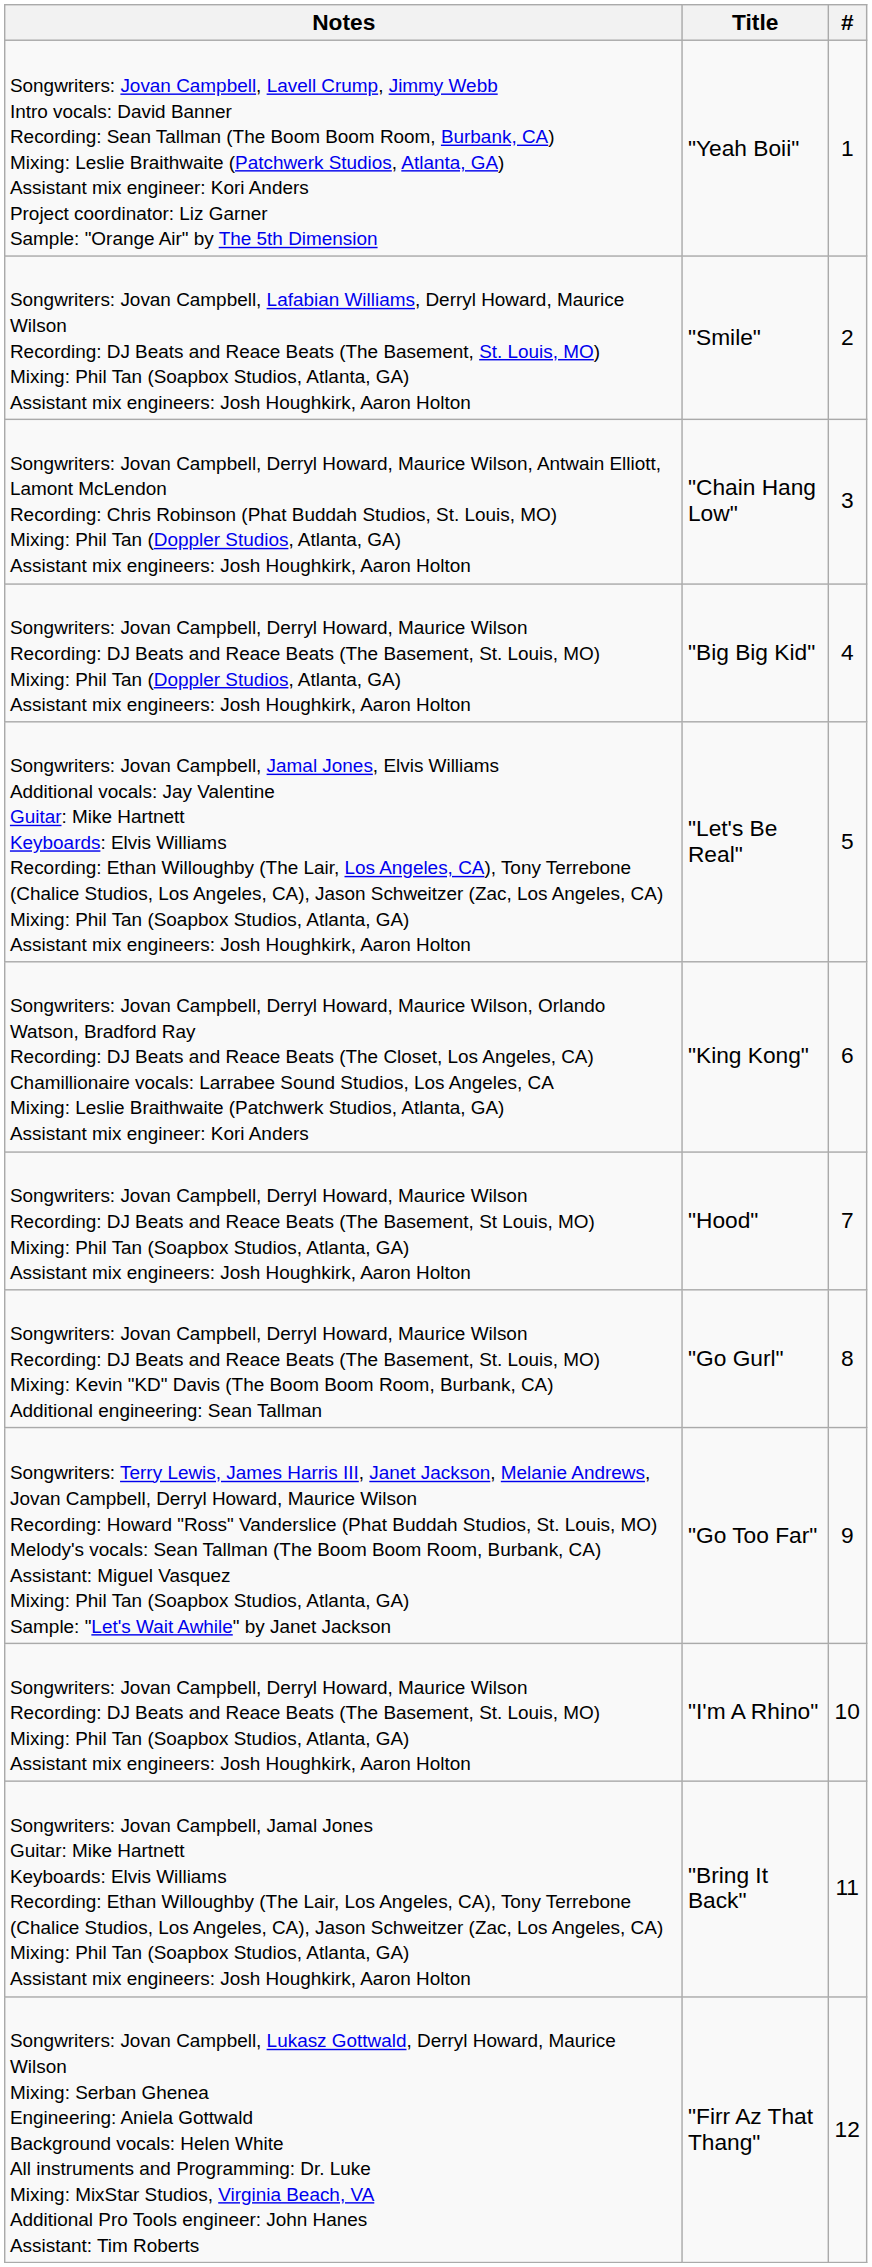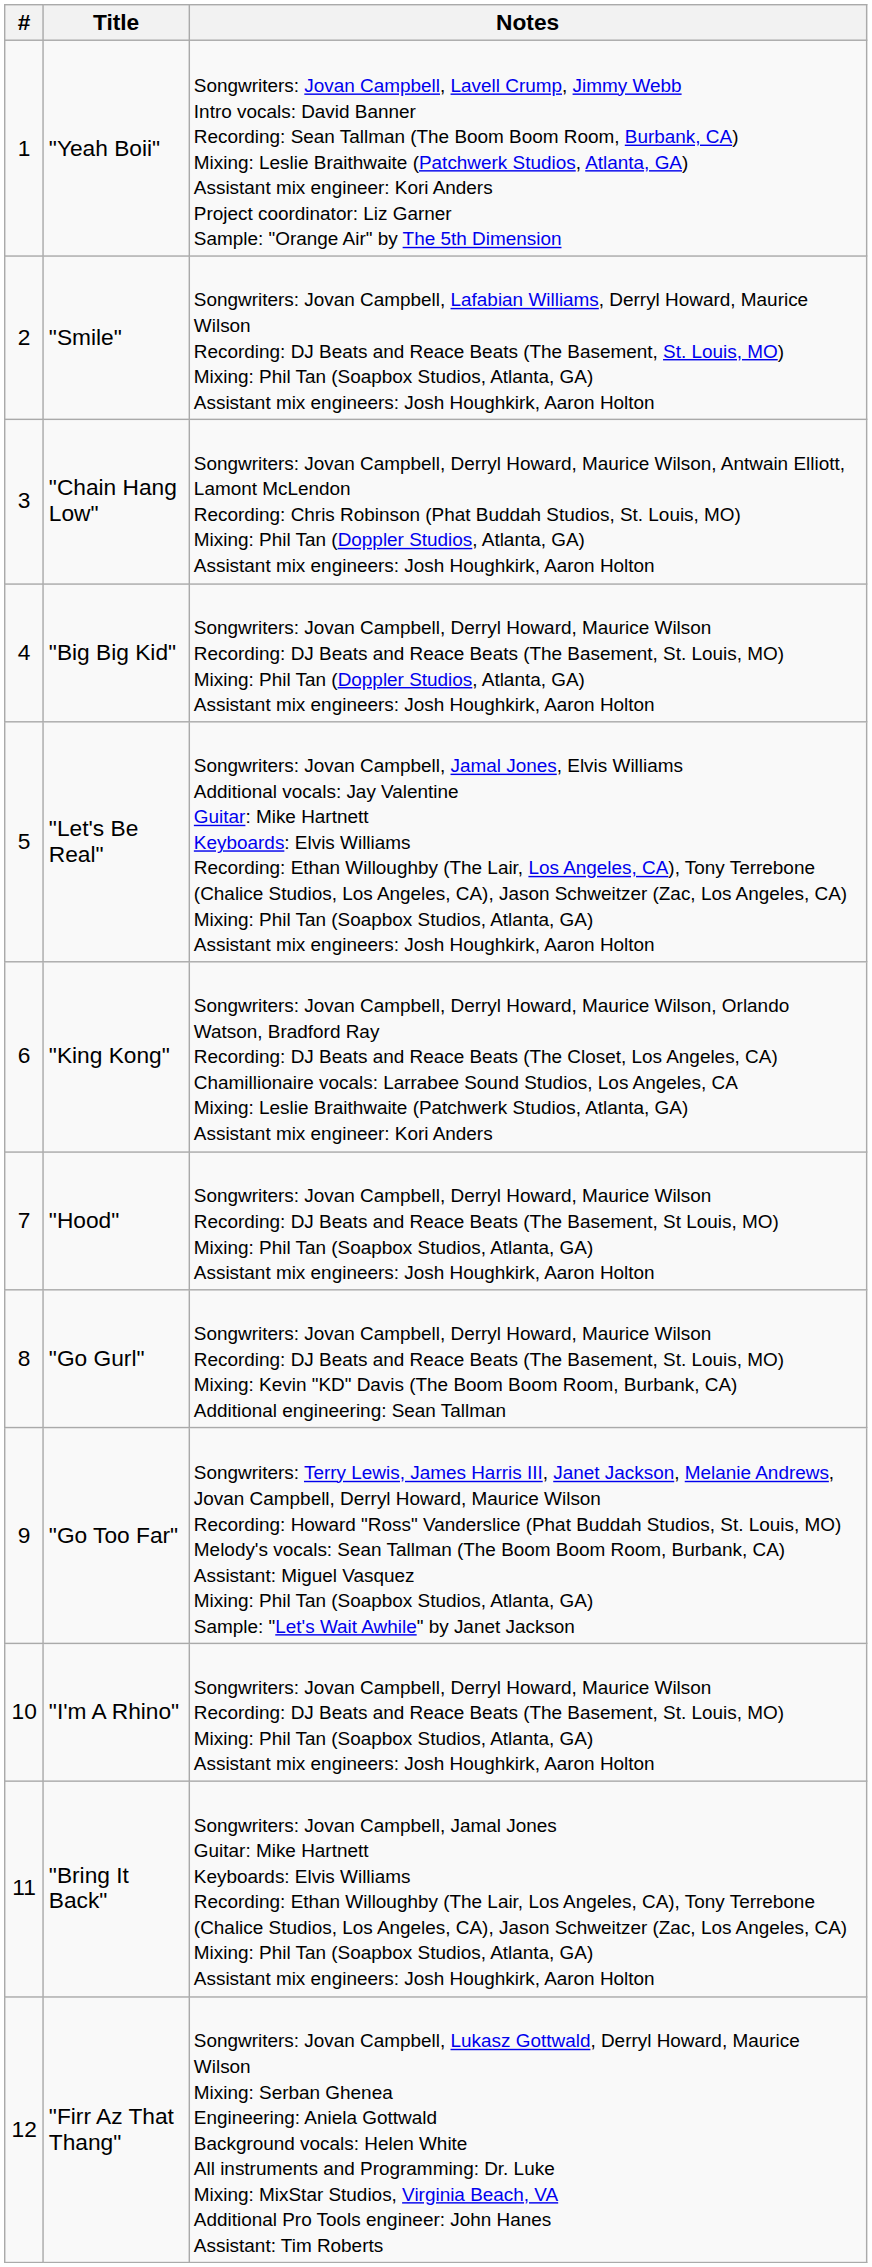columns swapped: (847, 22) <-> (344, 22)
